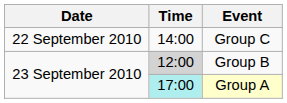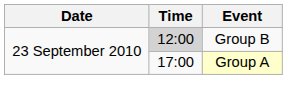- row: (242, 39)
(176, 86) paleturquoise background -> (176, 62) no background
